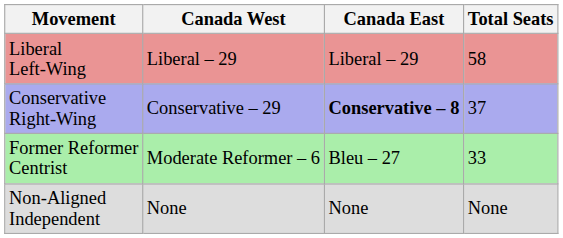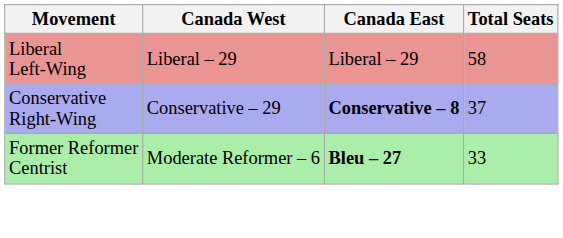(364, 158) normal -> (365, 158) bold
- row: (58, 208)
